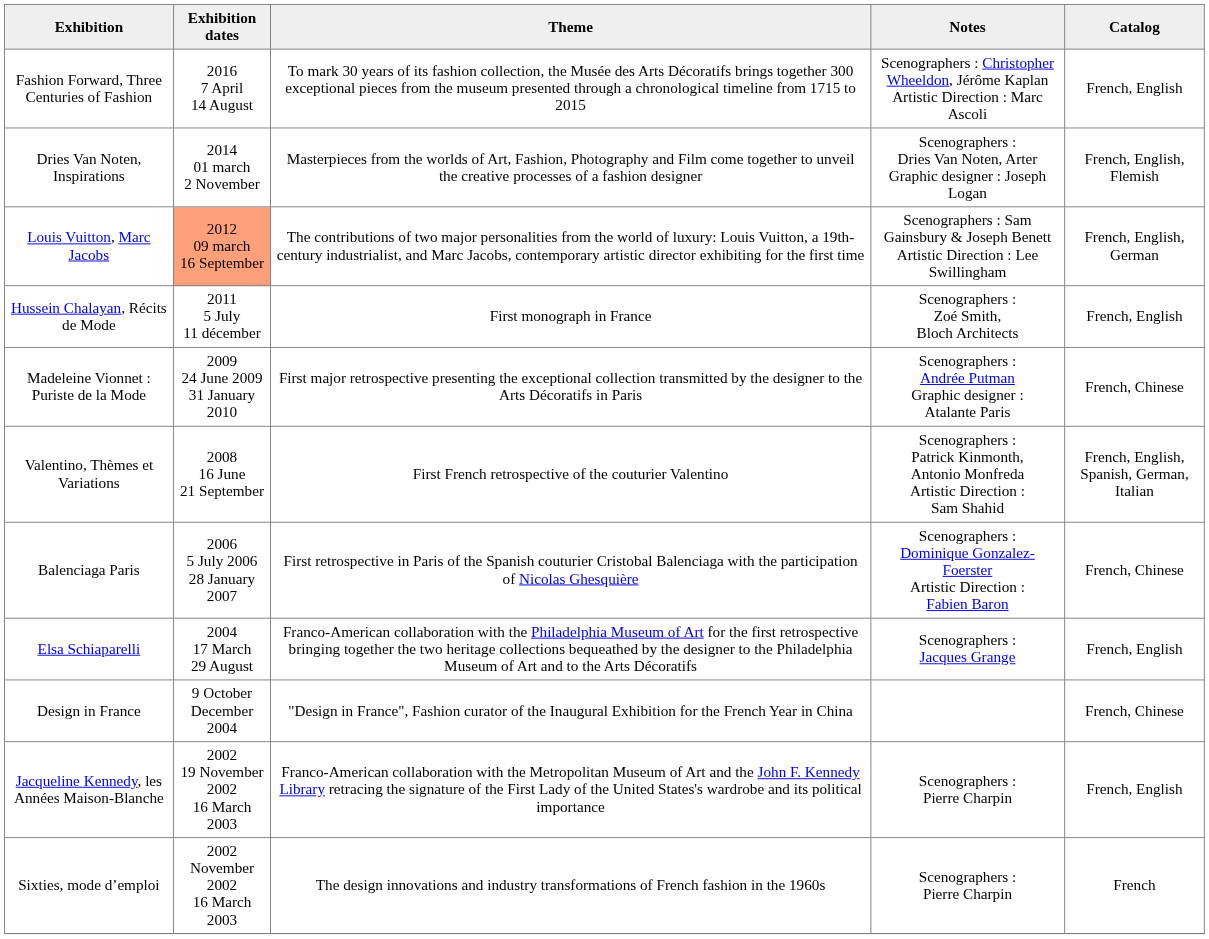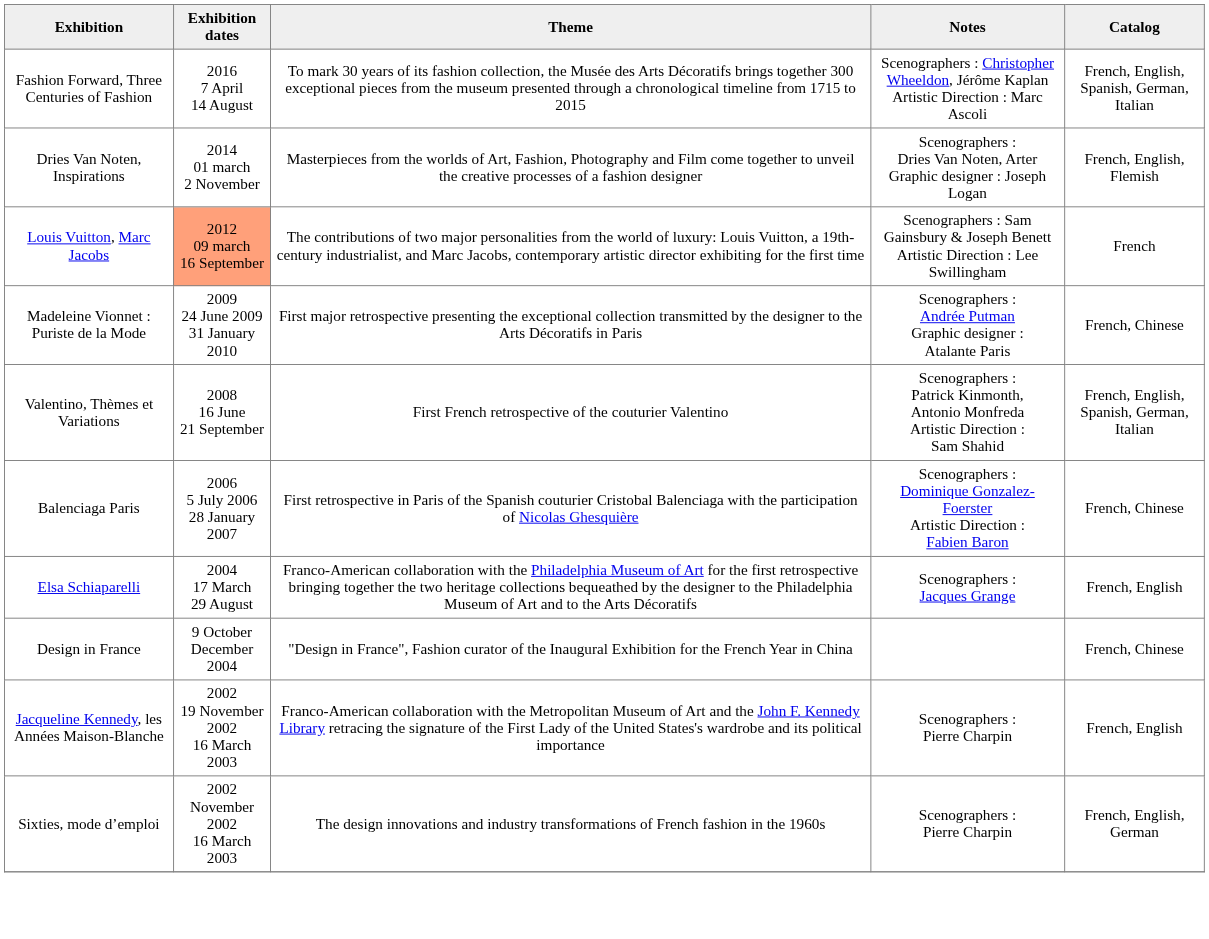(1134, 88) French, English -> (1134, 88) French, English, Spanish, German, Italian
(1134, 246) French, English, German -> (1134, 246) French
- row: (89, 316)
(1134, 885) French -> (1134, 823) French, English, German
